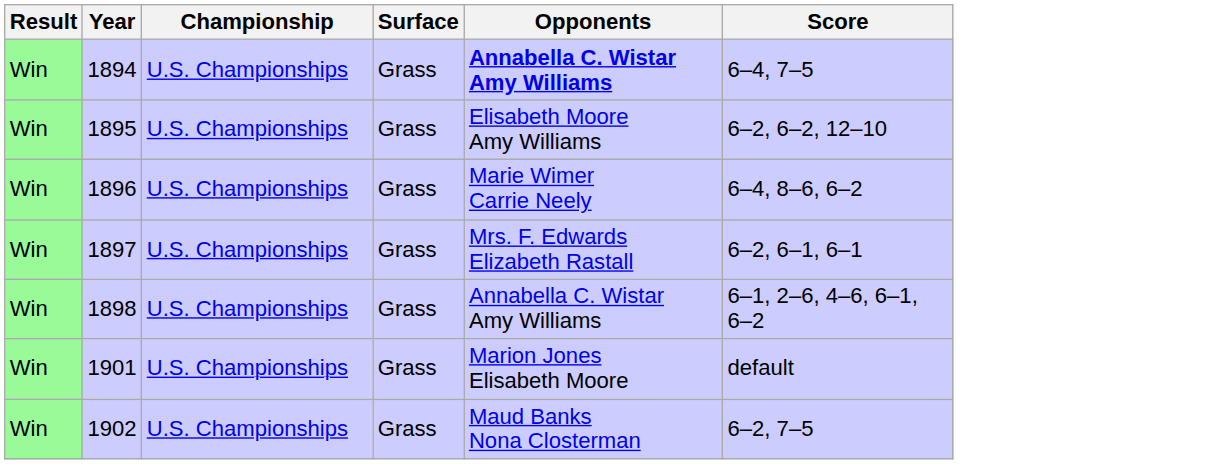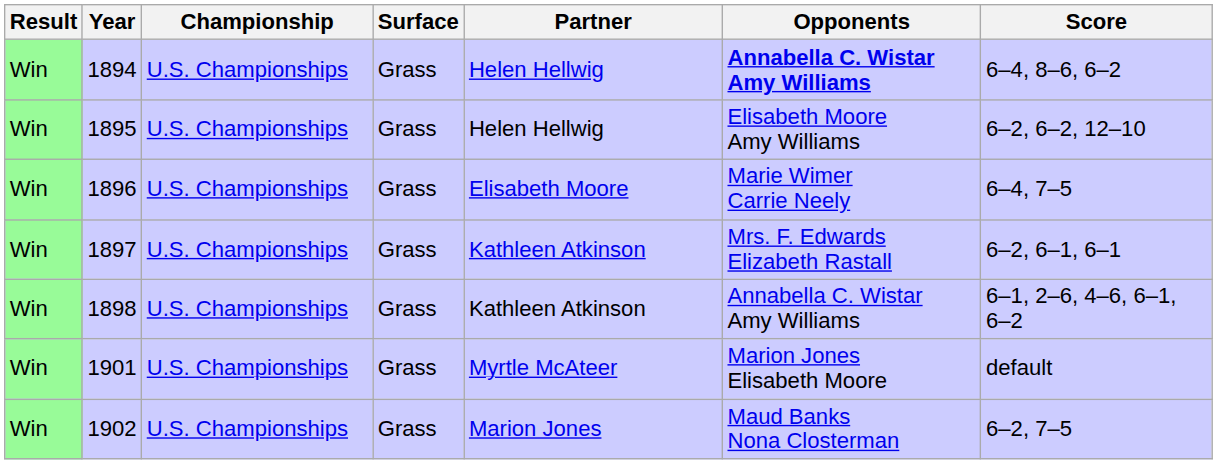+ column: (593, 22)
(770, 69) 6–4, 7–5 -> (1054, 69) 6–4, 8–6, 6–2
(795, 189) 6–4, 8–6, 6–2 -> (1029, 189) 6–4, 7–5
